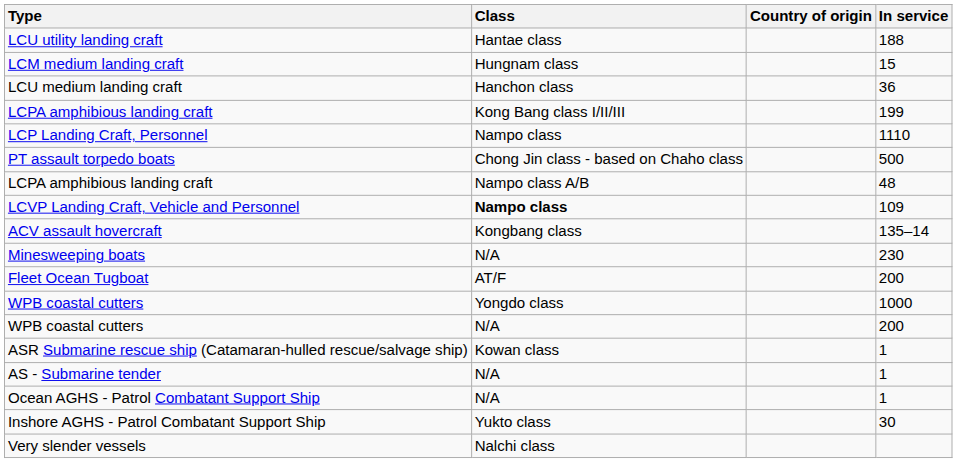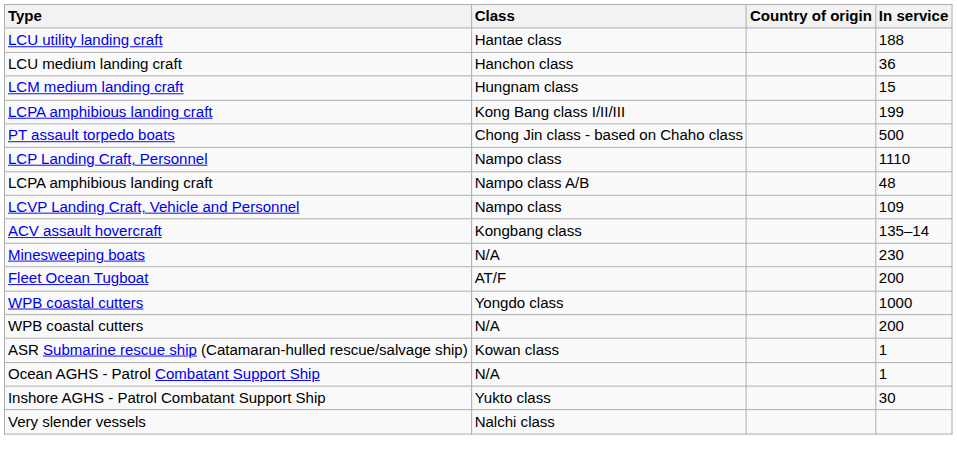rows swapped: (96, 64) <-> (95, 87)
rows swapped: (108, 135) <-> (91, 159)
(521, 207) bold -> (518, 207) normal
- row: (84, 374)
